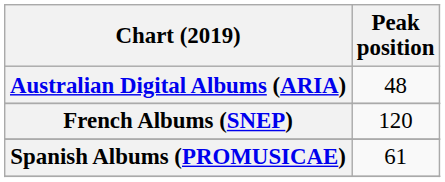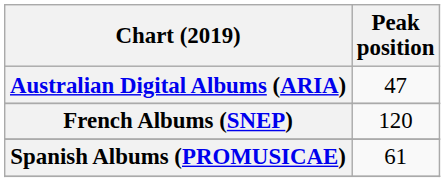(396, 84) 48 -> (396, 84) 47
